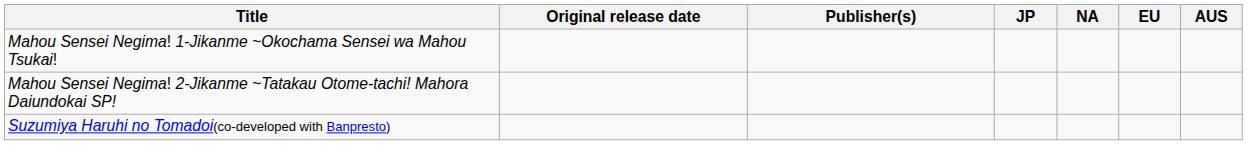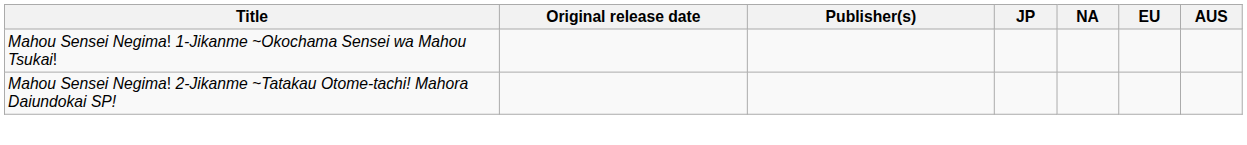- row: (199, 126)
